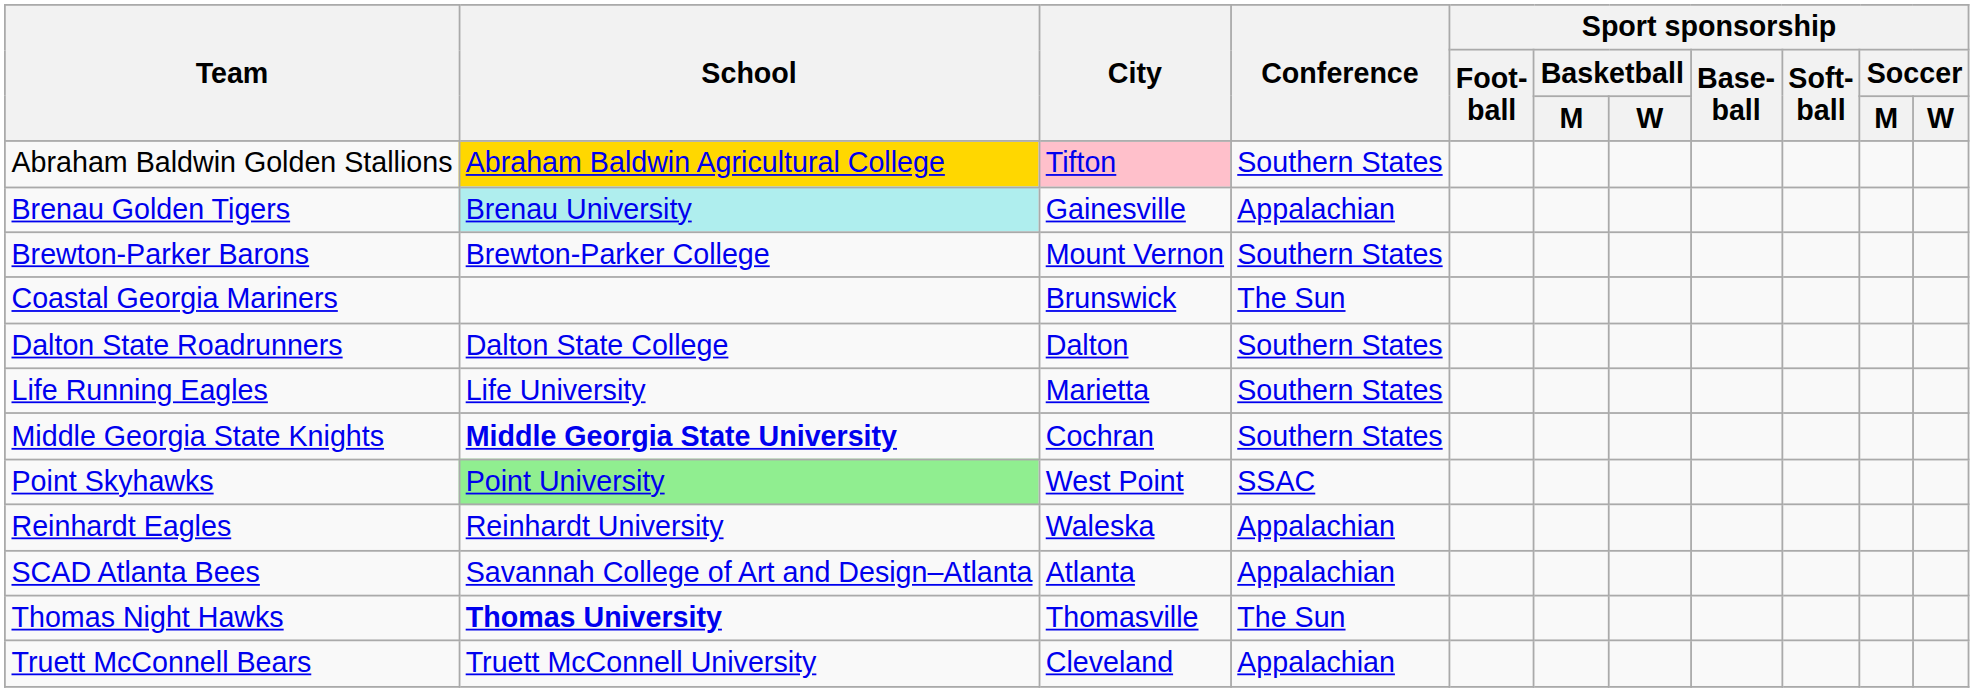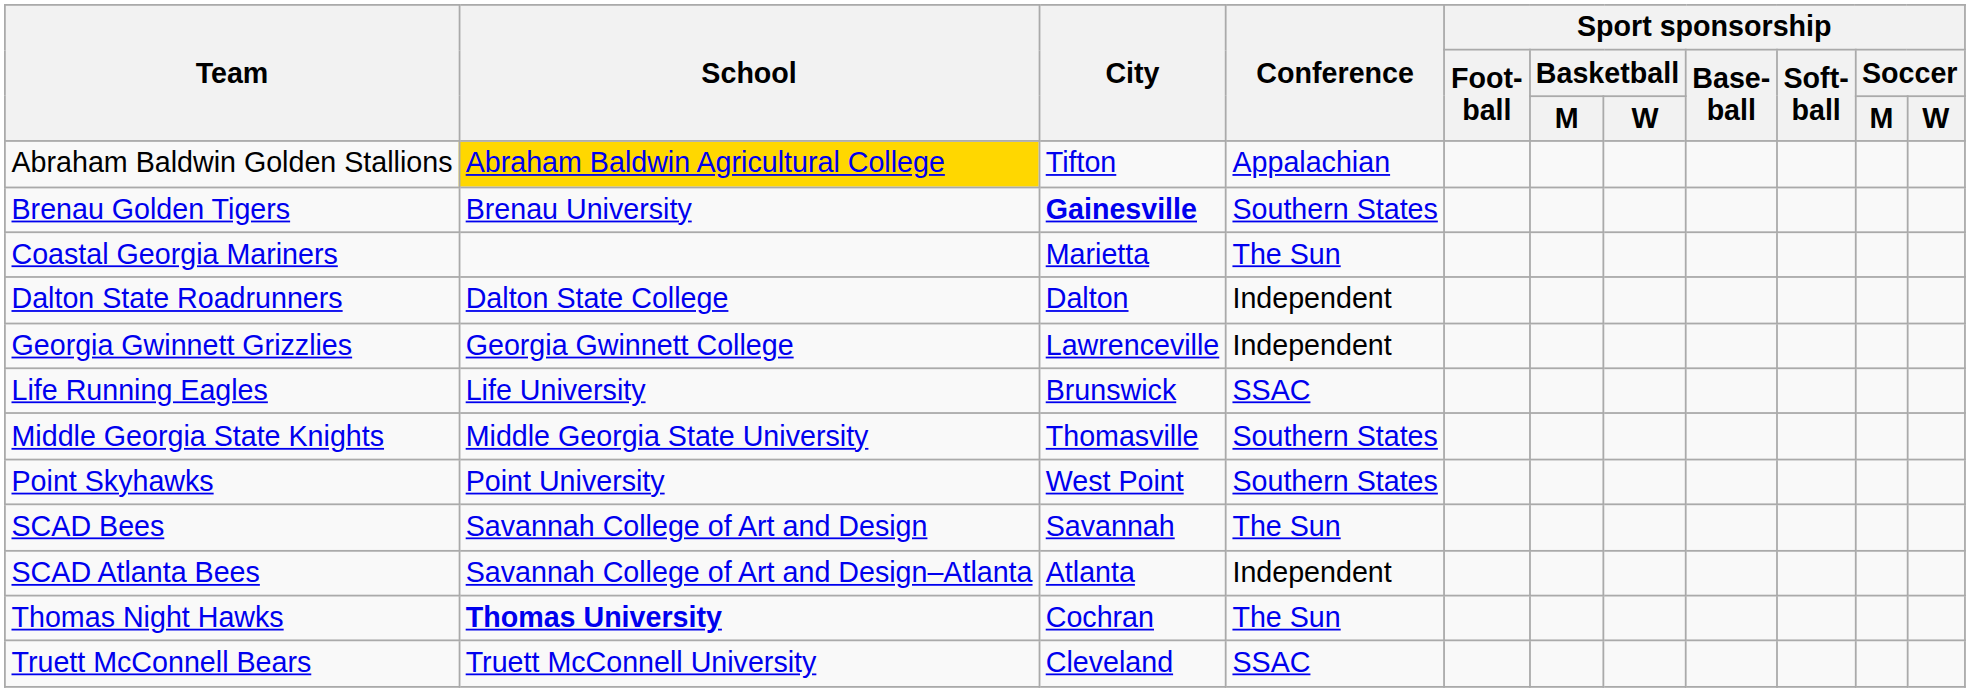(1081, 163) pink background -> (1081, 163) no background
(1340, 163) Southern States -> (1311, 163) Appalachian
(579, 208) paleturquoise background -> (579, 208) no background
(1116, 208) normal -> (1121, 208) bold
(1316, 208) Appalachian -> (1335, 208) Southern States
- row: (160, 254)
(1111, 299) Brunswick -> (1097, 254) Marietta
(1340, 345) Southern States -> (1312, 299) Independent
+ row: (182, 345)
(1097, 390) Marietta -> (1111, 390) Brunswick
(1340, 390) Southern States -> (1271, 390) SSAC
(681, 436) bold -> (667, 436) normal
(1100, 436) Cochran -> (1122, 436) Thomasville
(565, 481) lightgreen background -> (565, 481) no background
(1276, 481) SSAC -> (1335, 481) Southern States
- row: (121, 526)
+ row: (88, 526)
(1316, 572) Appalachian -> (1312, 572) Independent
(1122, 617) Thomasville -> (1100, 617) Cochran
(1316, 663) Appalachian -> (1271, 663) SSAC
